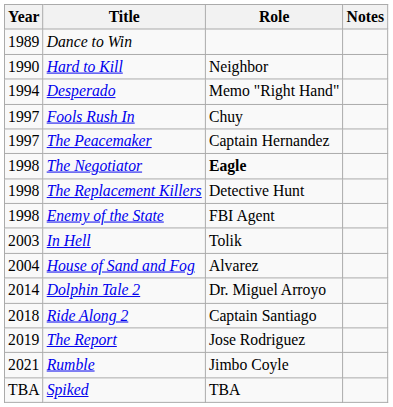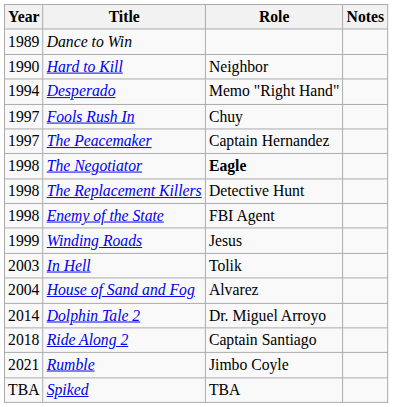+ row: (94, 240)
- row: (82, 340)
